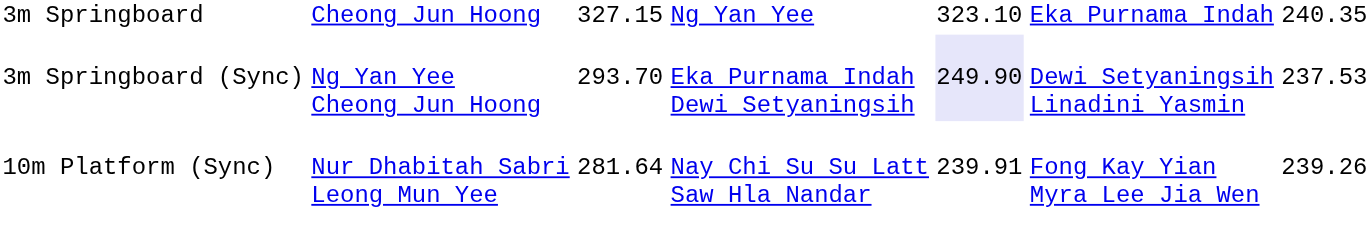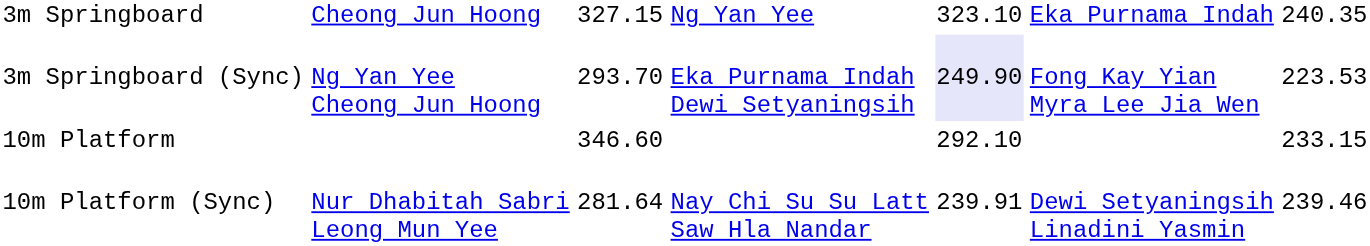(1152, 92) Dewi Setyaningsih Linadini Yasmin -> (1145, 92) Fong Kay Yian Myra Lee Jia Wen
(1324, 78) 237.53 -> (1324, 78) 223.53
+ row: (89, 140)
(1145, 182) Fong Kay Yian Myra Lee Jia Wen -> (1152, 217) Dewi Setyaningsih Linadini Yasmin
(1324, 168) 239.26 -> (1324, 203) 239.46
